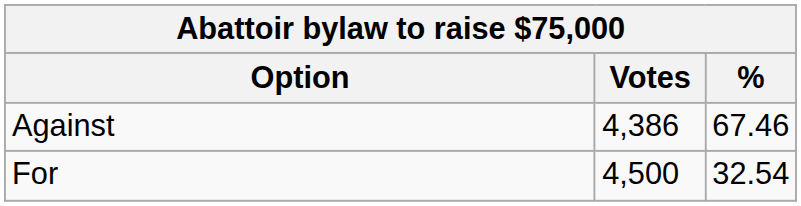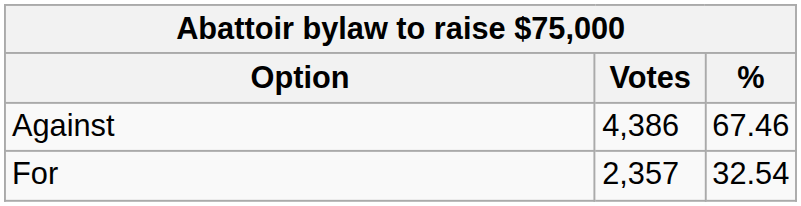(641, 175) 4,500 -> (641, 175) 2,357
